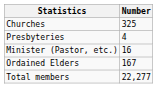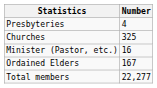rows swapped: (35, 37) <-> (26, 24)
